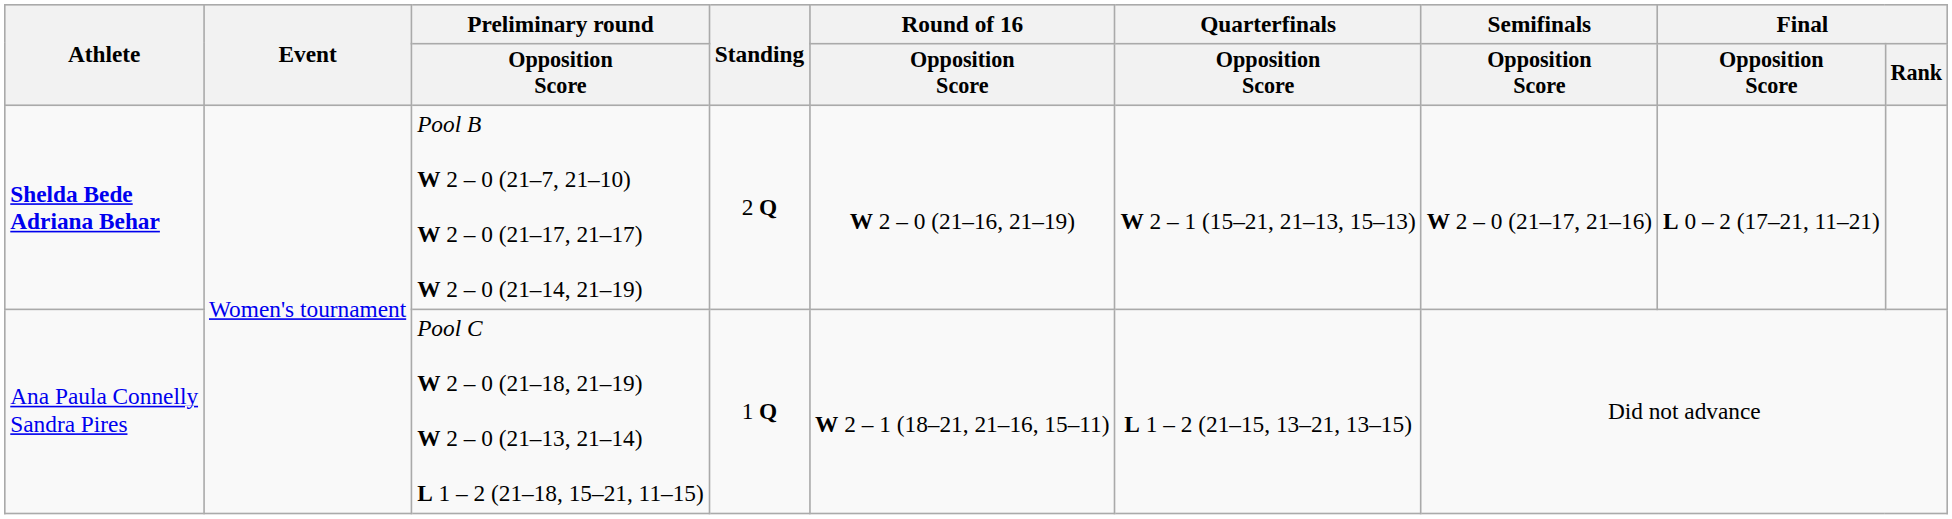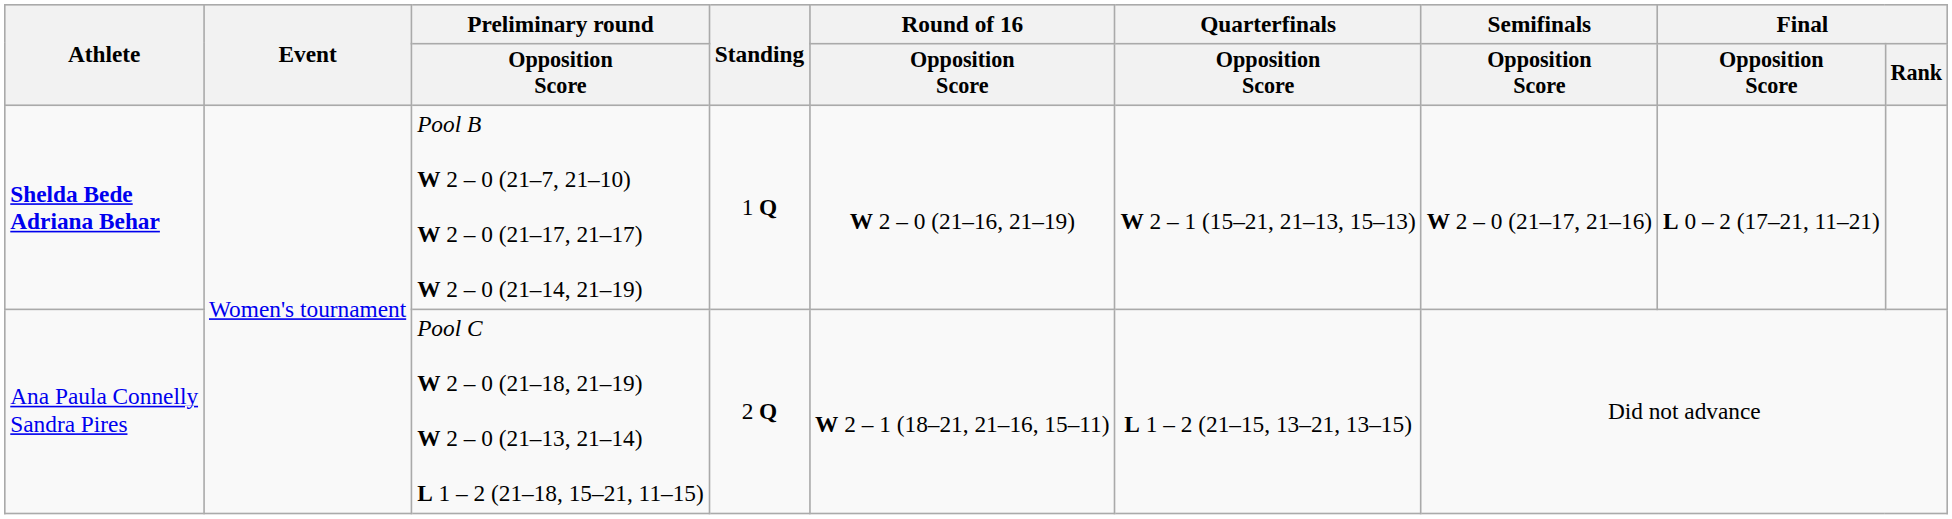(759, 207) 2 Q -> (759, 207) 1 Q
(759, 411) 1 Q -> (759, 411) 2 Q
